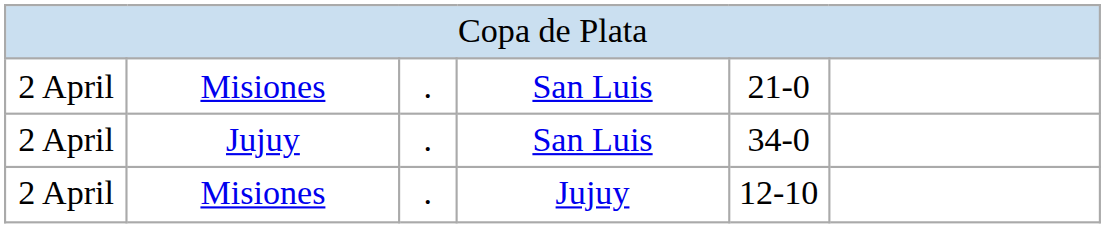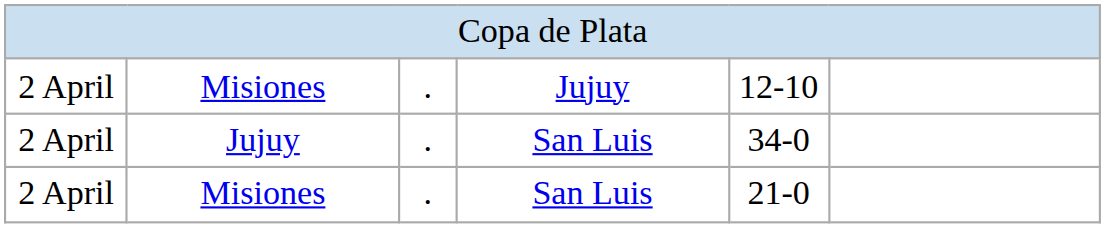rows swapped: (263, 85) <-> (263, 193)
